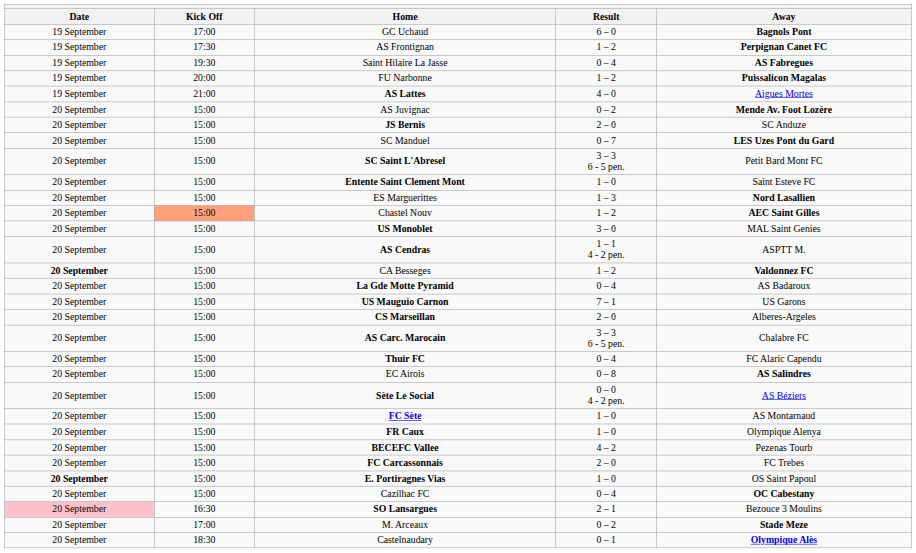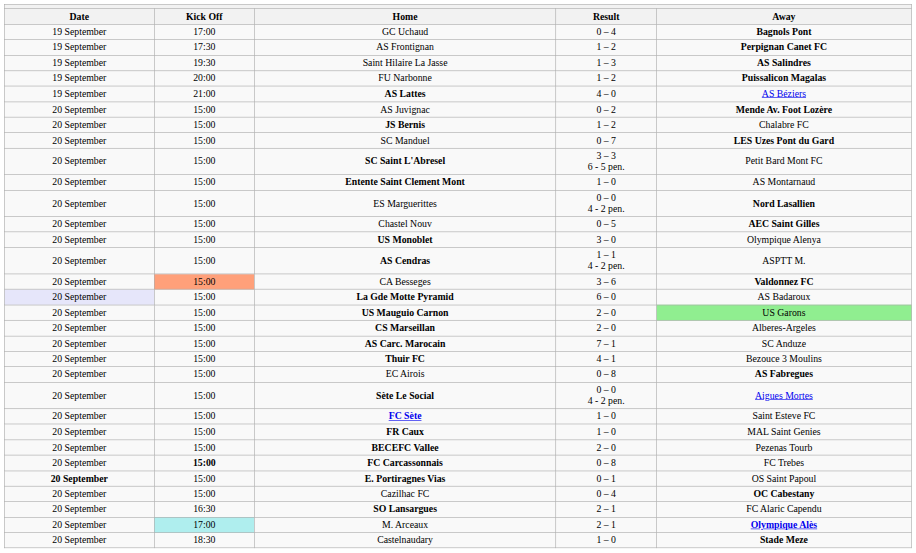(606, 32) 6 – 0 -> (606, 32) 0 – 4
(606, 63) 0 – 4 -> (606, 63) 1 – 3
(784, 63) AS Fabregues -> (784, 63) AS Salindres
(784, 94) Aigues Mortes -> (784, 94) AS Béziers
(606, 125) 2 – 0 -> (606, 125) 1 – 2
(784, 125) SC Anduze -> (784, 125) Chalabre FC
(784, 182) Saint Esteve FC -> (784, 182) AS Montarnaud
(606, 197) 1 – 3 -> (606, 203) 0 – 0 4 - 2 pen.
(204, 213) lightsalmon background -> (204, 224) no background
(606, 213) 1 – 2 -> (606, 224) 0 – 5
(784, 228) MAL Saint Genies -> (784, 239) Olympique Alenya
(79, 270) bold -> (79, 281) normal
(204, 270) no background -> (204, 281) lightsalmon background
(606, 270) 1 – 2 -> (606, 281) 3 – 6
(79, 286) no background -> (79, 297) lavender background
(606, 286) 0 – 4 -> (606, 297) 6 – 0
(606, 301) 7 – 1 -> (606, 312) 2 – 0
(784, 301) no background -> (784, 312) lightgreen background
(606, 338) 3 – 3 6 - 5 pen. -> (606, 343) 7 – 1
(784, 338) Chalabre FC -> (784, 343) SC Anduze
(606, 359) 0 – 4 -> (606, 359) 4 – 1
(784, 359) FC Alaric Capendu -> (784, 359) Bezouce 3 Moulins
(784, 374) AS Salindres -> (784, 374) AS Fabregues
(784, 395) AS Béziers -> (784, 395) Aigues Mortes
(784, 416) AS Montarnaud -> (784, 416) Saint Esteve FC
(784, 432) Olympique Alenya -> (784, 432) MAL Saint Genies
(606, 447) 4 – 2 -> (606, 447) 2 – 0
(204, 463) normal -> (204, 463) bold
(606, 463) 2 – 0 -> (606, 463) 0 – 8
(606, 478) 1 – 0 -> (606, 478) 0 – 1
(79, 509) pink background -> (79, 509) no background
(784, 509) Bezouce 3 Moulins -> (784, 509) FC Alaric Capendu
(204, 525) no background -> (204, 525) paleturquoise background
(606, 525) 0 – 2 -> (606, 525) 2 – 1
(784, 525) Stade Meze -> (784, 525) Olympique Alès
(606, 540) 0 – 1 -> (606, 540) 1 – 0
(784, 540) Olympique Alès -> (784, 540) Stade Meze
